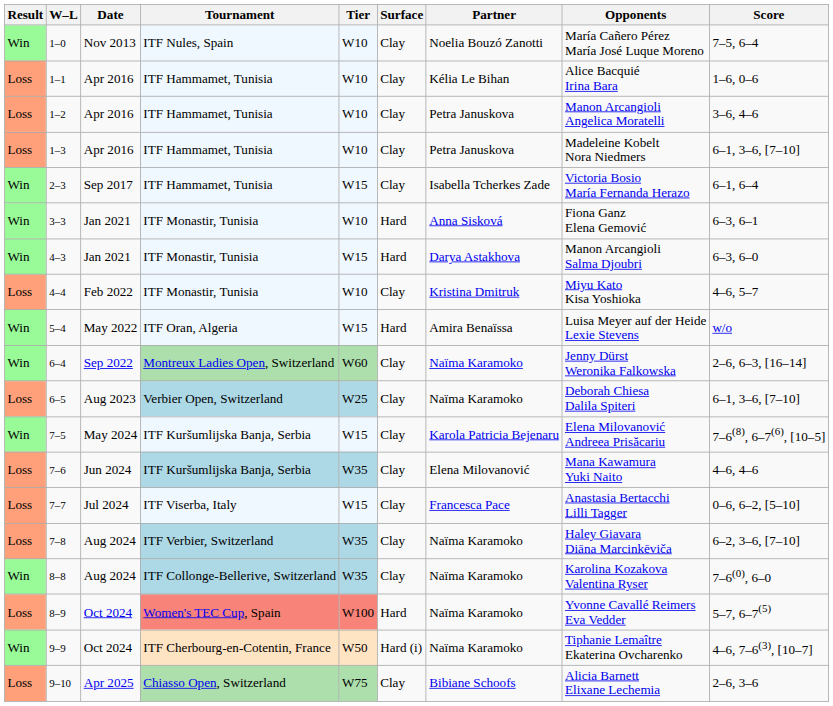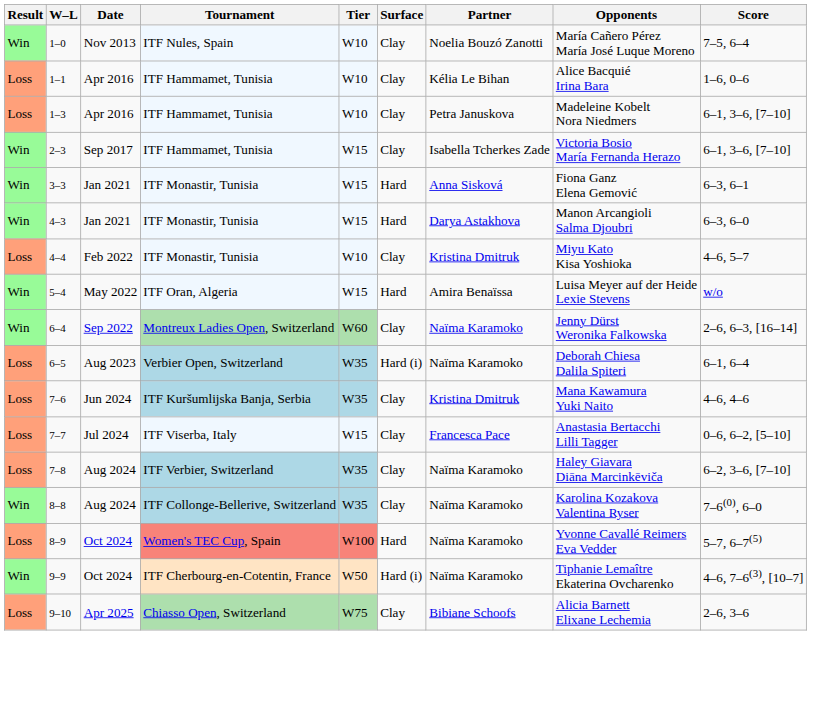- row: (57, 115)
(735, 185) 6–1, 6–4 -> (747, 149) 6–1, 3–6, [7–10]
(355, 220) W10 -> (355, 185) W15
(355, 398) W25 -> (355, 363) W35
(393, 398) Clay -> (401, 363) Hard (i)
(756, 398) 6–1, 3–6, [7–10] -> (726, 363) 6–1, 6–4
- row: (57, 435)
(479, 469) Elena Milovanović -> (474, 398) Kristina Dmitruk
